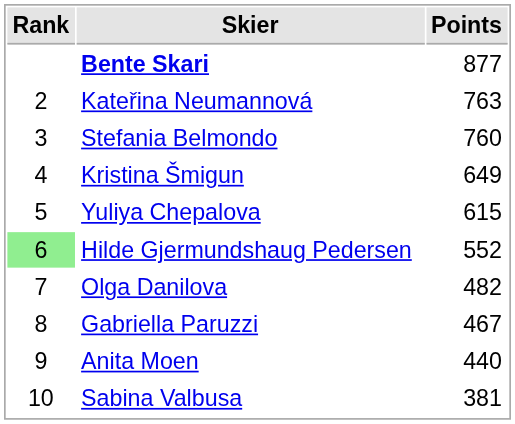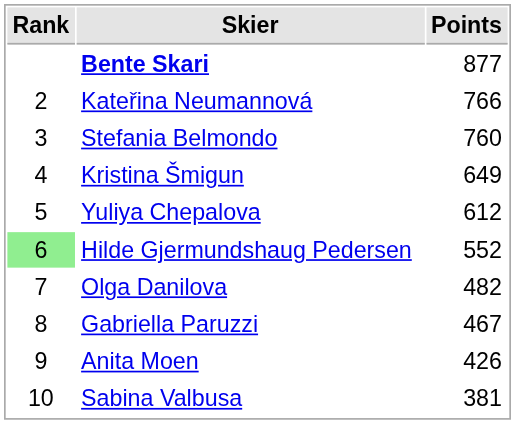(483, 101) 763 -> (483, 101) 766
(483, 213) 615 -> (483, 213) 612
(483, 361) 440 -> (483, 361) 426
